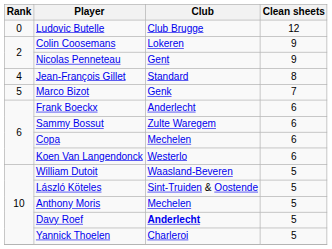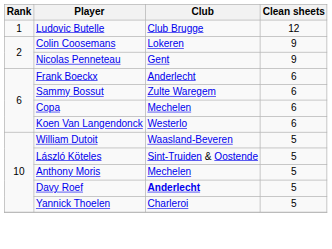(19, 28) 0 -> (19, 28) 1
- row: (81, 76)
- row: (63, 92)
